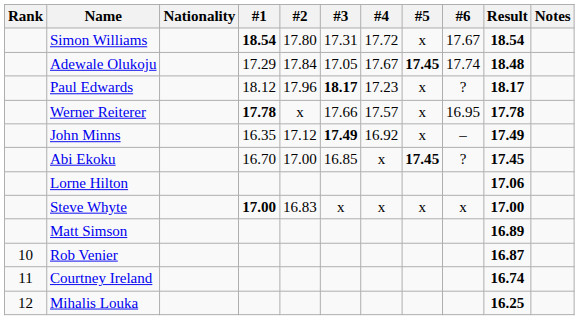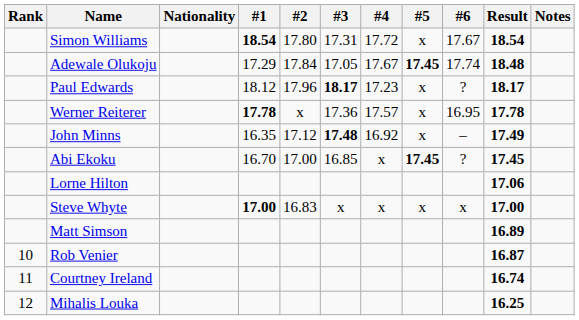(341, 111) 17.66 -> (341, 111) 17.36
(341, 135) 17.49 -> (341, 135) 17.48
